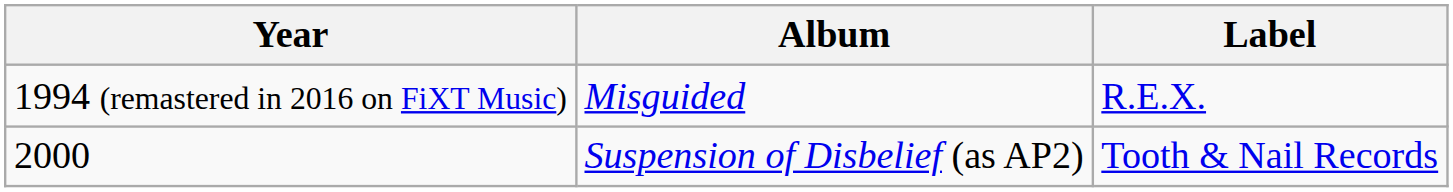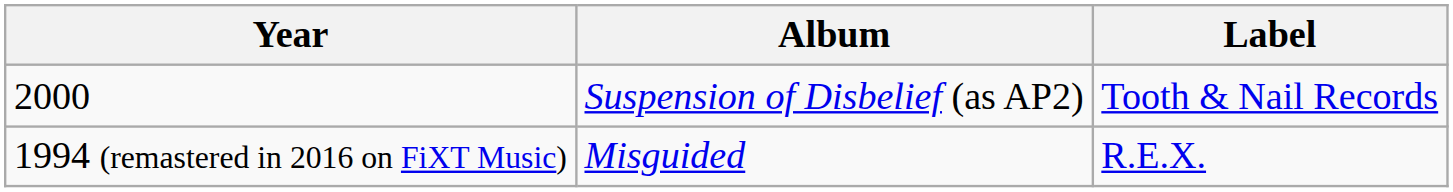rows swapped: (290, 95) <-> (52, 155)
